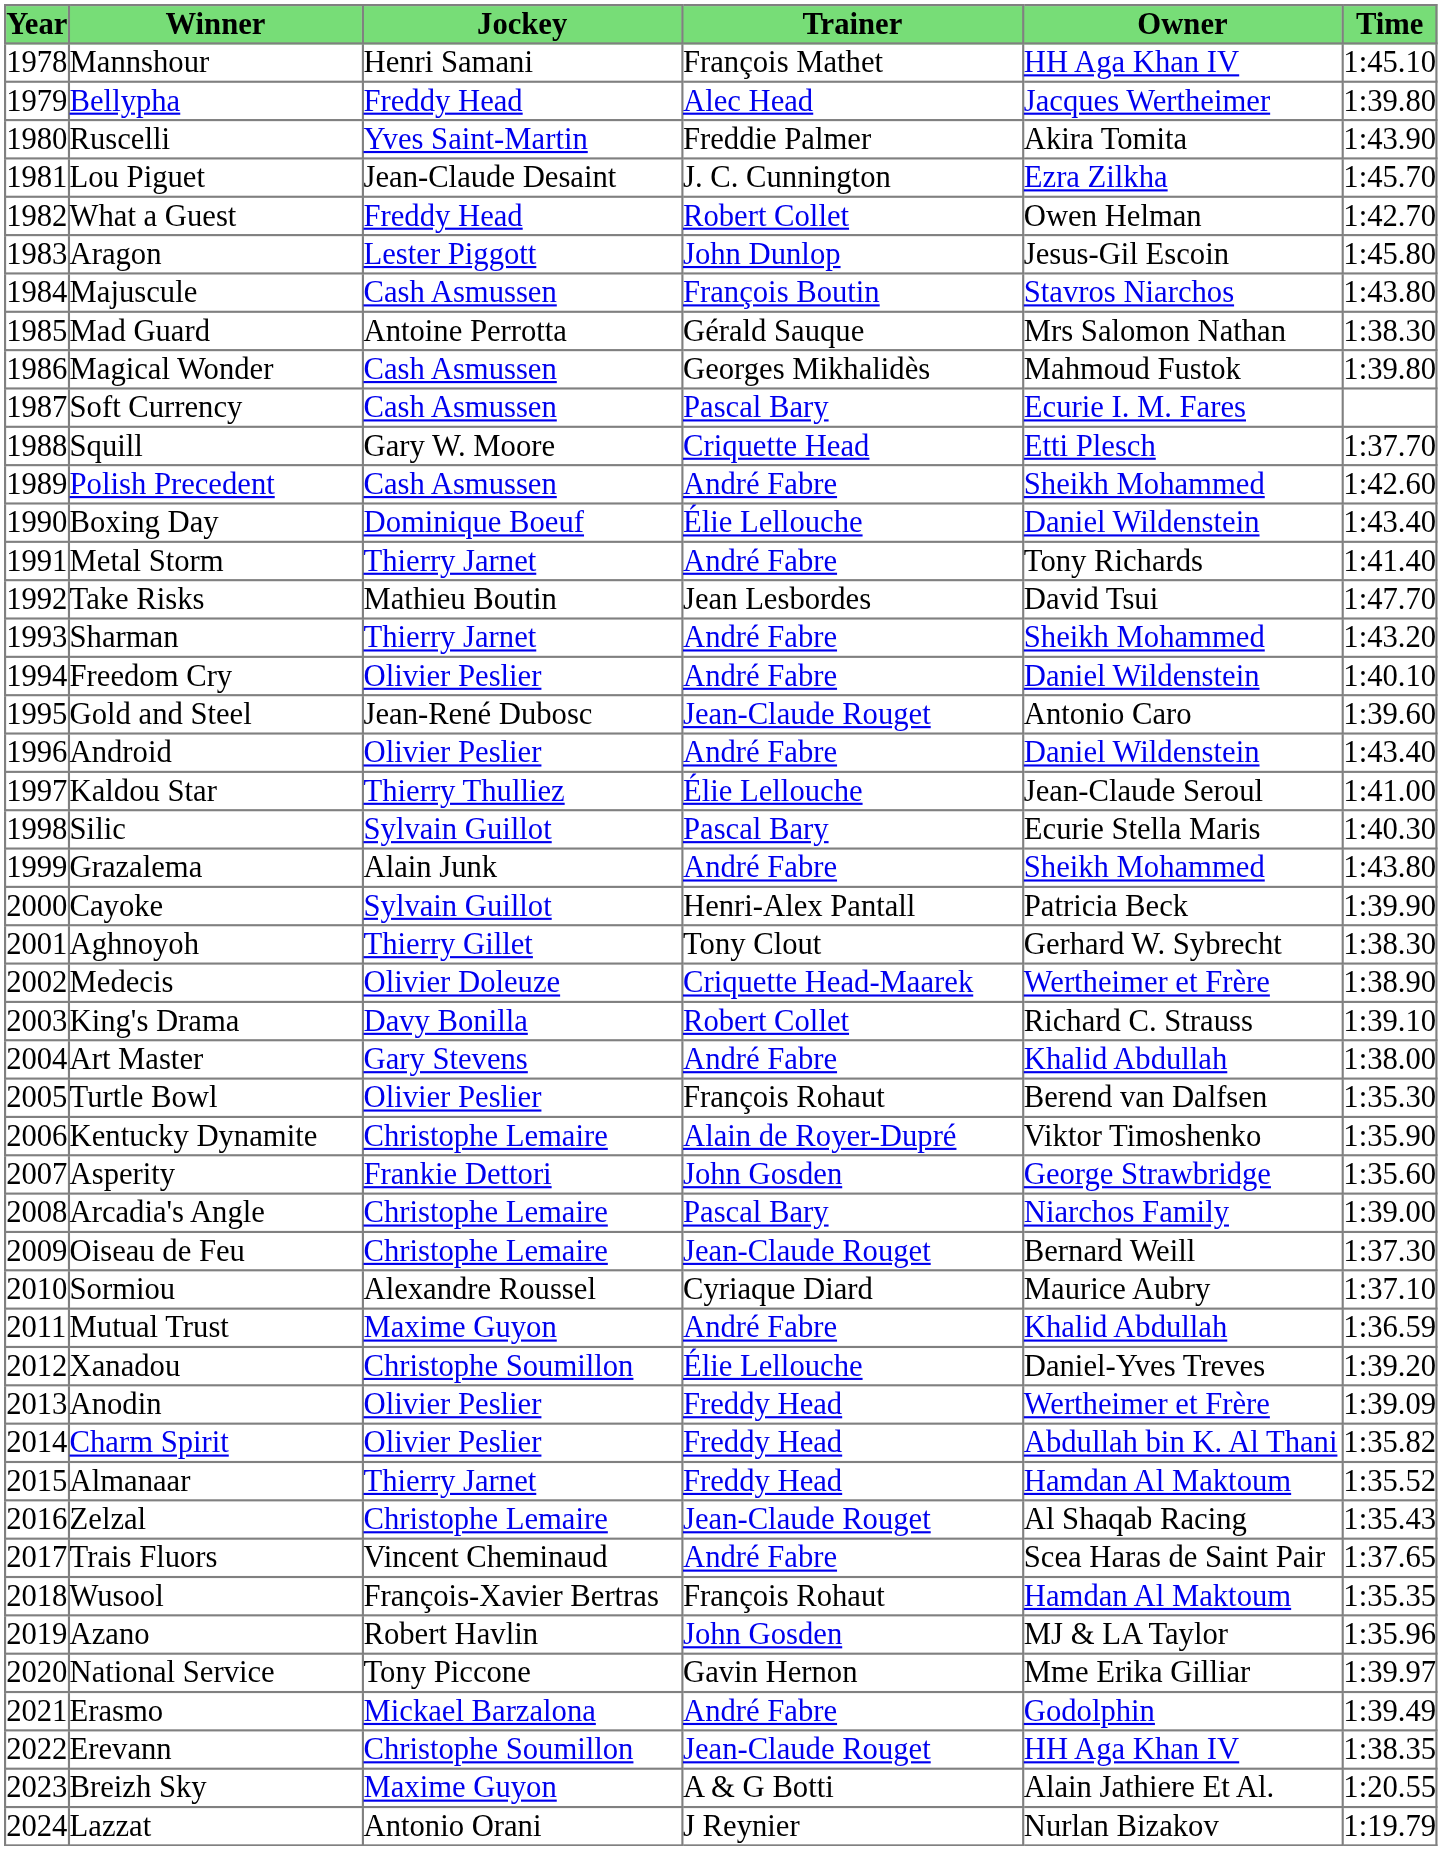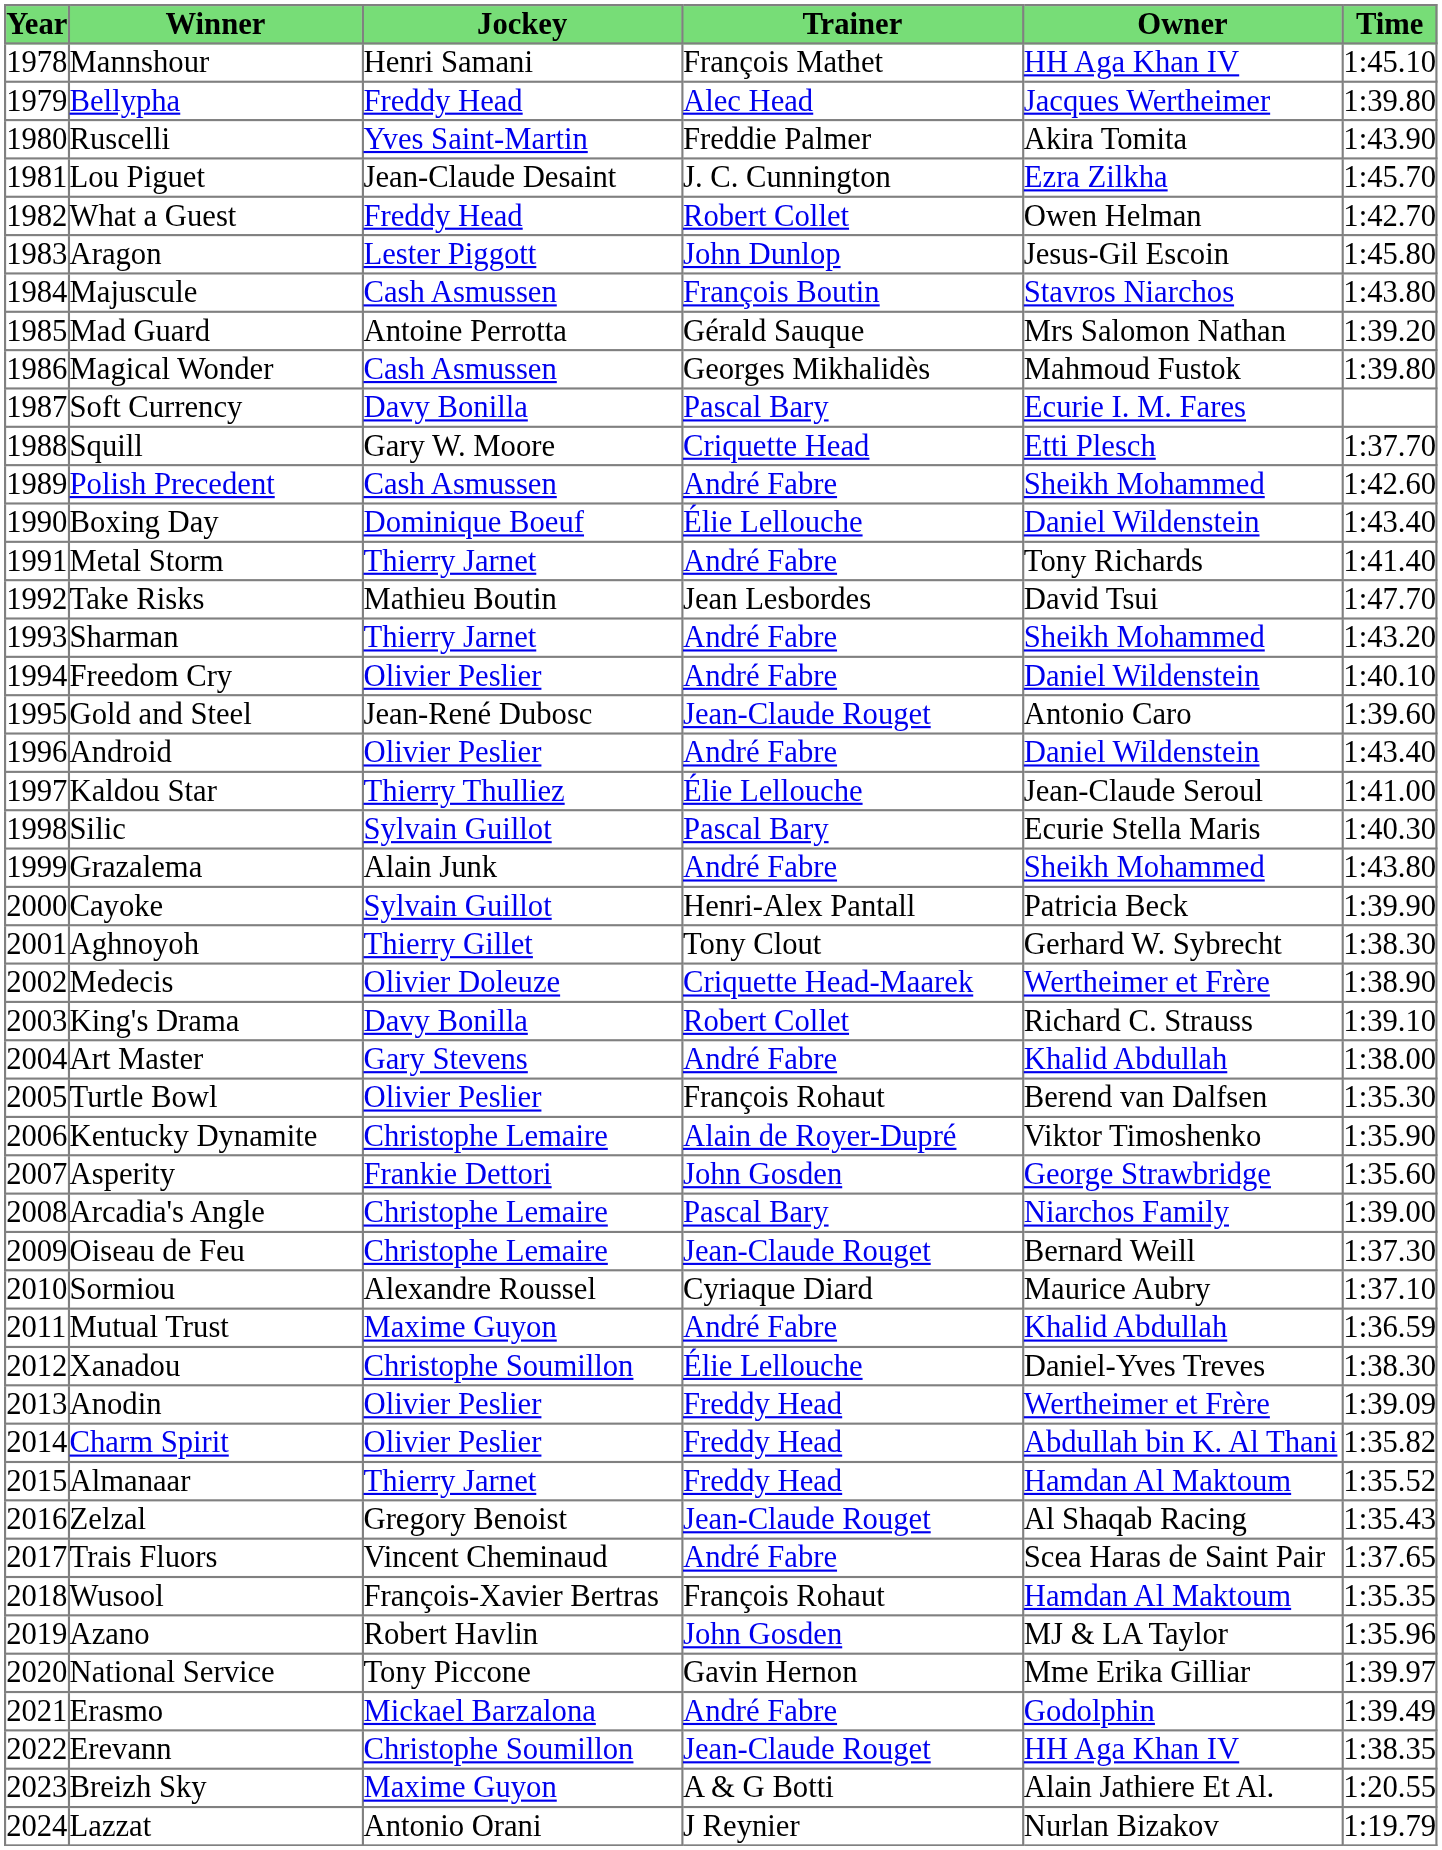(1390, 330) 1:38.30 -> (1390, 330) 1:39.20
(460, 407) Cash Asmussen -> (446, 407) Davy Bonilla
(1390, 1365) 1:39.20 -> (1390, 1365) 1:38.30
(486, 1518) Christophe Lemaire -> (465, 1518) Gregory Benoist
